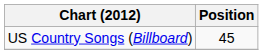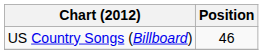(227, 37) 45 -> (227, 37) 46
